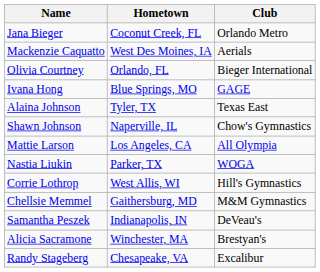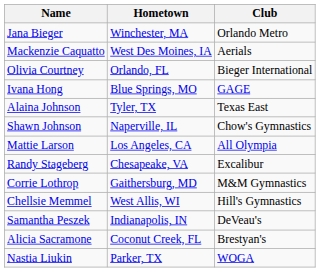(156, 32) Coconut Creek, FL -> (149, 32) Winchester, MA
rows swapped: (39, 164) <-> (48, 257)
(145, 182) West Allis, WI -> (154, 182) Gaithersburg, MD
(259, 182) Hill's Gymnastics -> (262, 182) M&M Gymnastics
(154, 201) Gaithersburg, MD -> (145, 201) West Allis, WI
(262, 201) M&M Gymnastics -> (259, 201) Hill's Gymnastics
(149, 239) Winchester, MA -> (156, 239) Coconut Creek, FL
